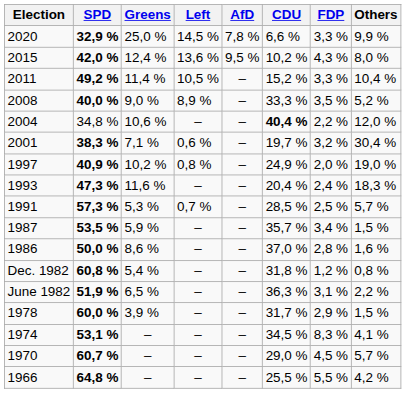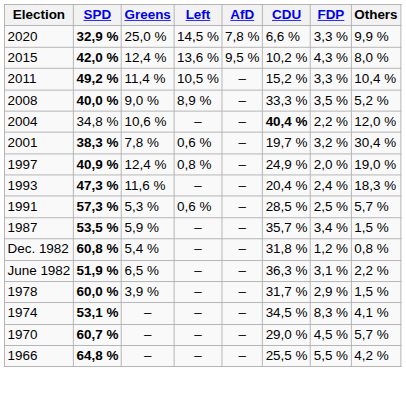(142, 143) 7,1 % -> (142, 143) 7,8 %
(145, 164) 10,2 % -> (145, 164) 12,4 %
(194, 206) 0,7 % -> (194, 206) 0,6 %
- row: (22, 249)
